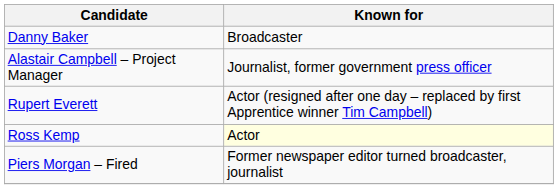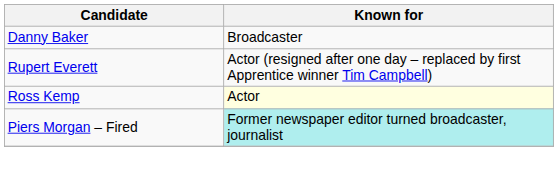- row: (92, 67)
(367, 165) no background -> (367, 127) paleturquoise background
